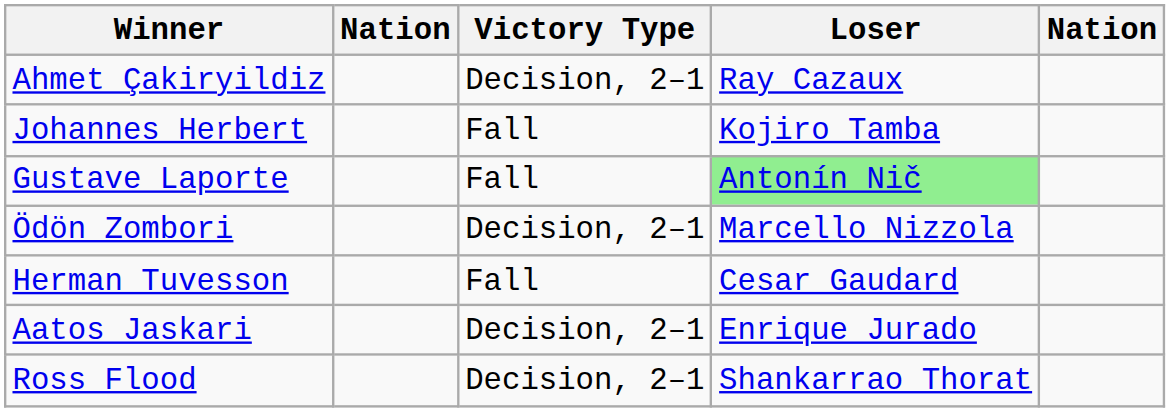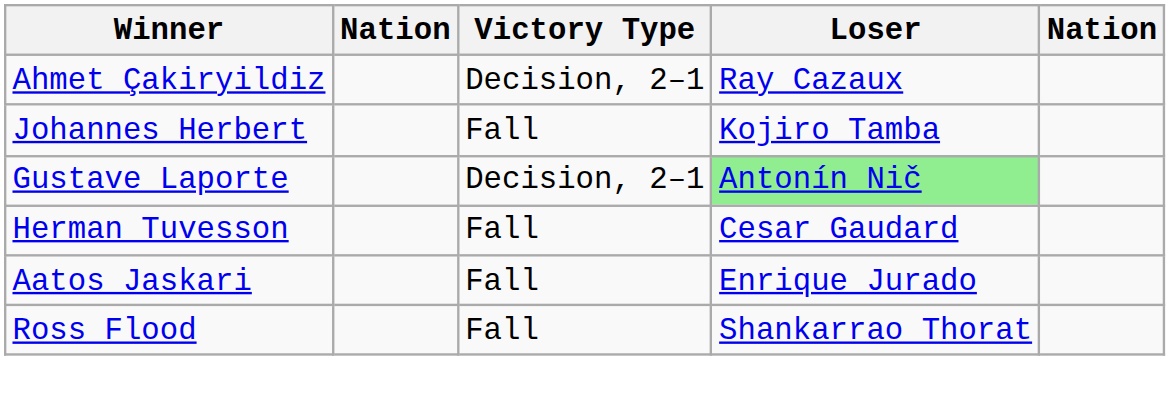(502, 180) Fall -> (585, 180) Decision, 2–1
- row: (123, 230)
(585, 330) Decision, 2–1 -> (502, 280) Fall
(585, 380) Decision, 2–1 -> (502, 330) Fall
